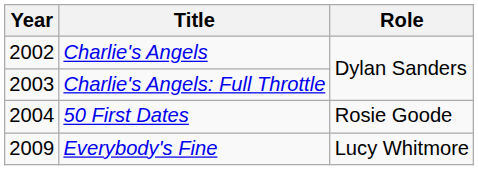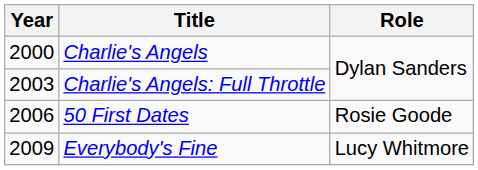(32, 52) 2002 -> (32, 52) 2000
(32, 116) 2004 -> (32, 116) 2006
